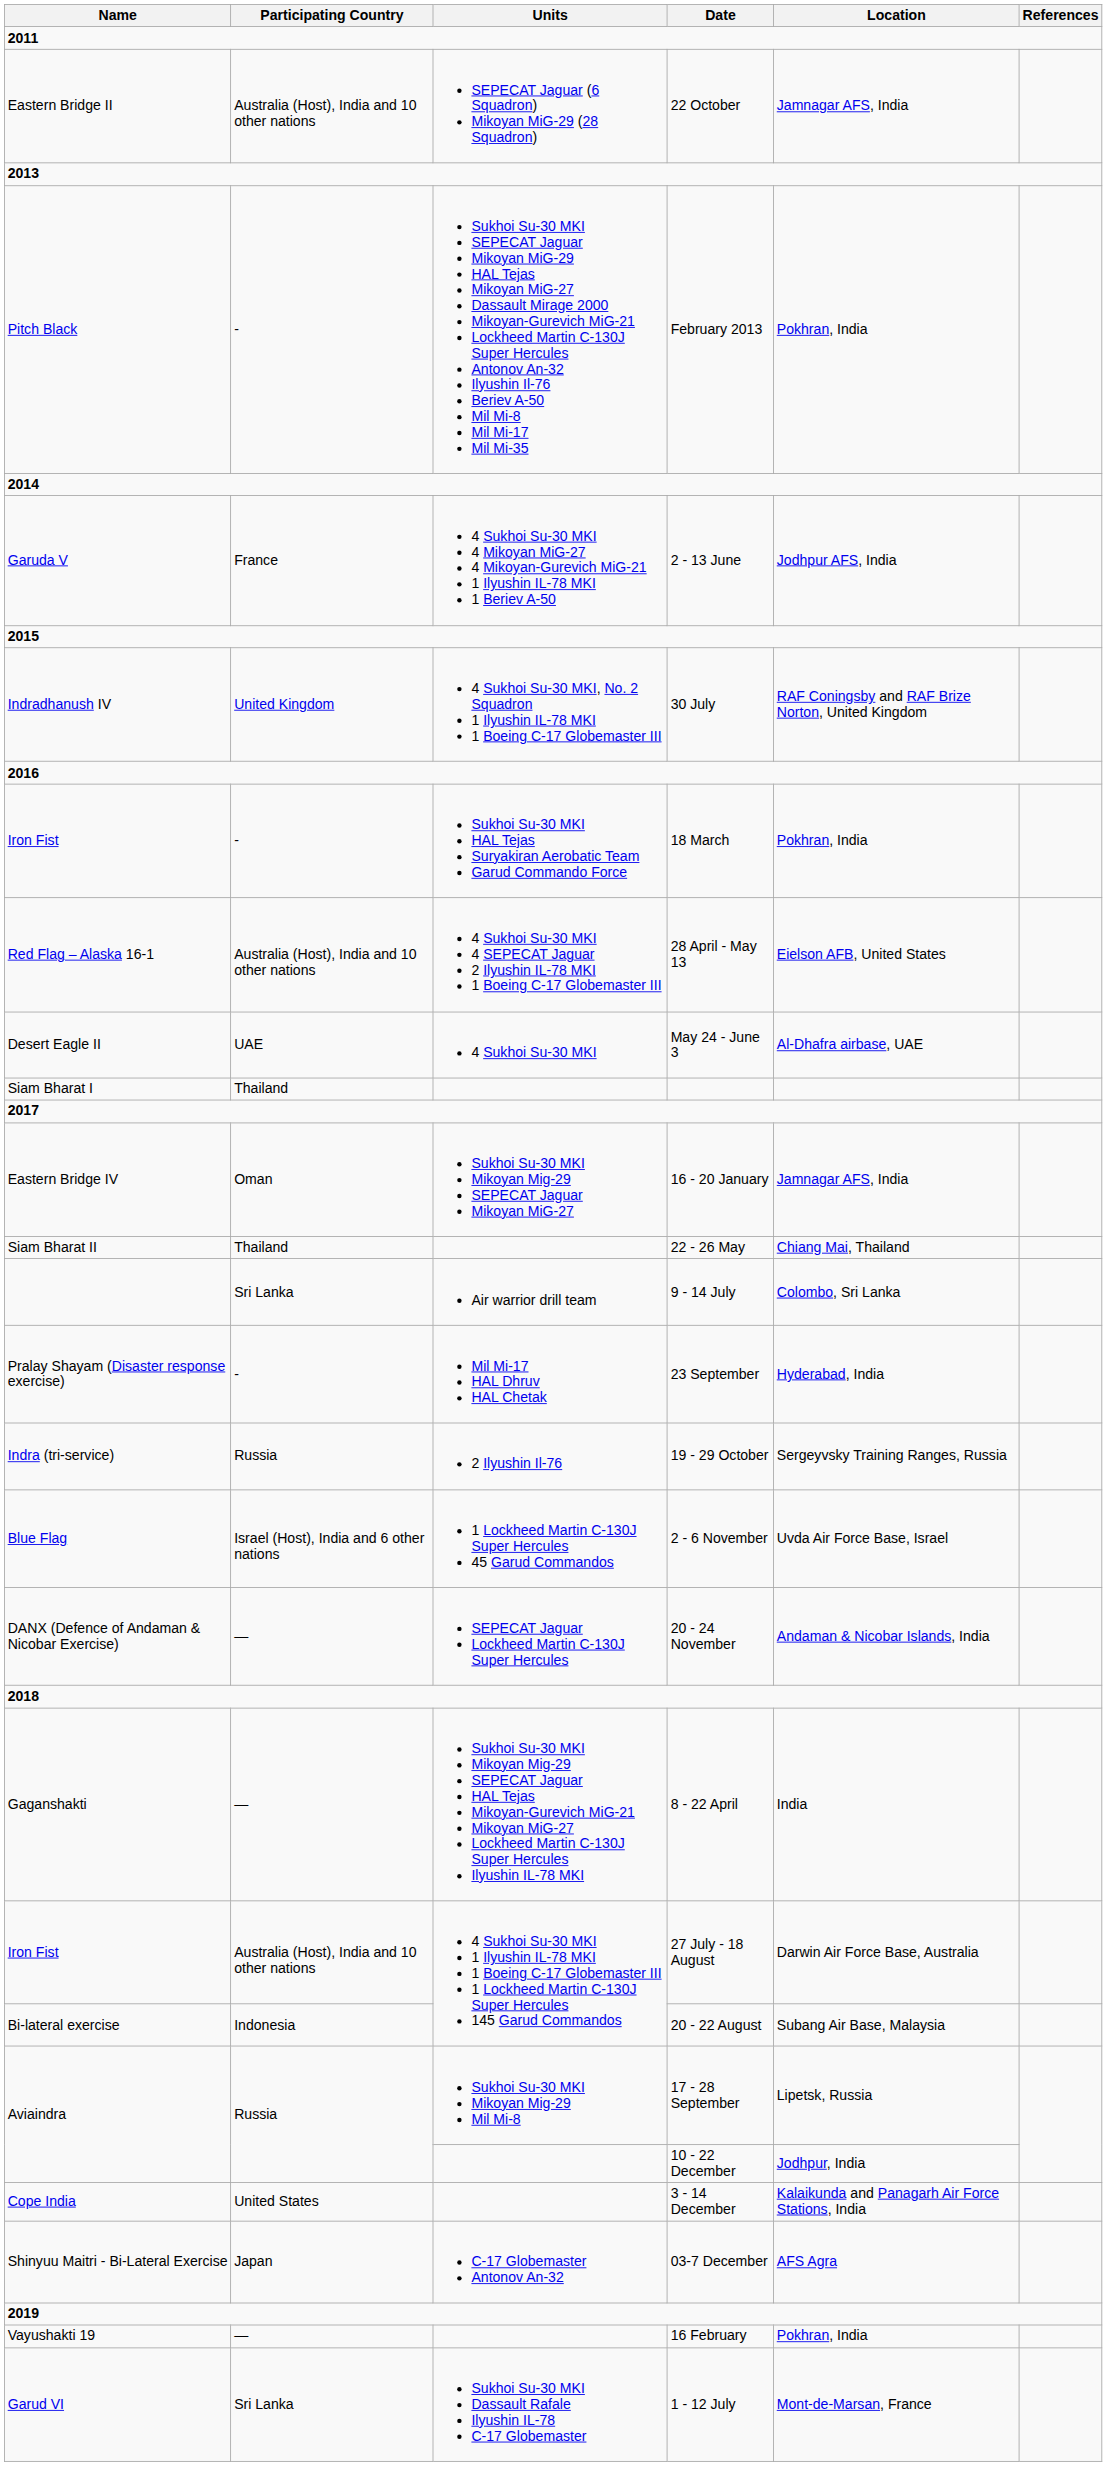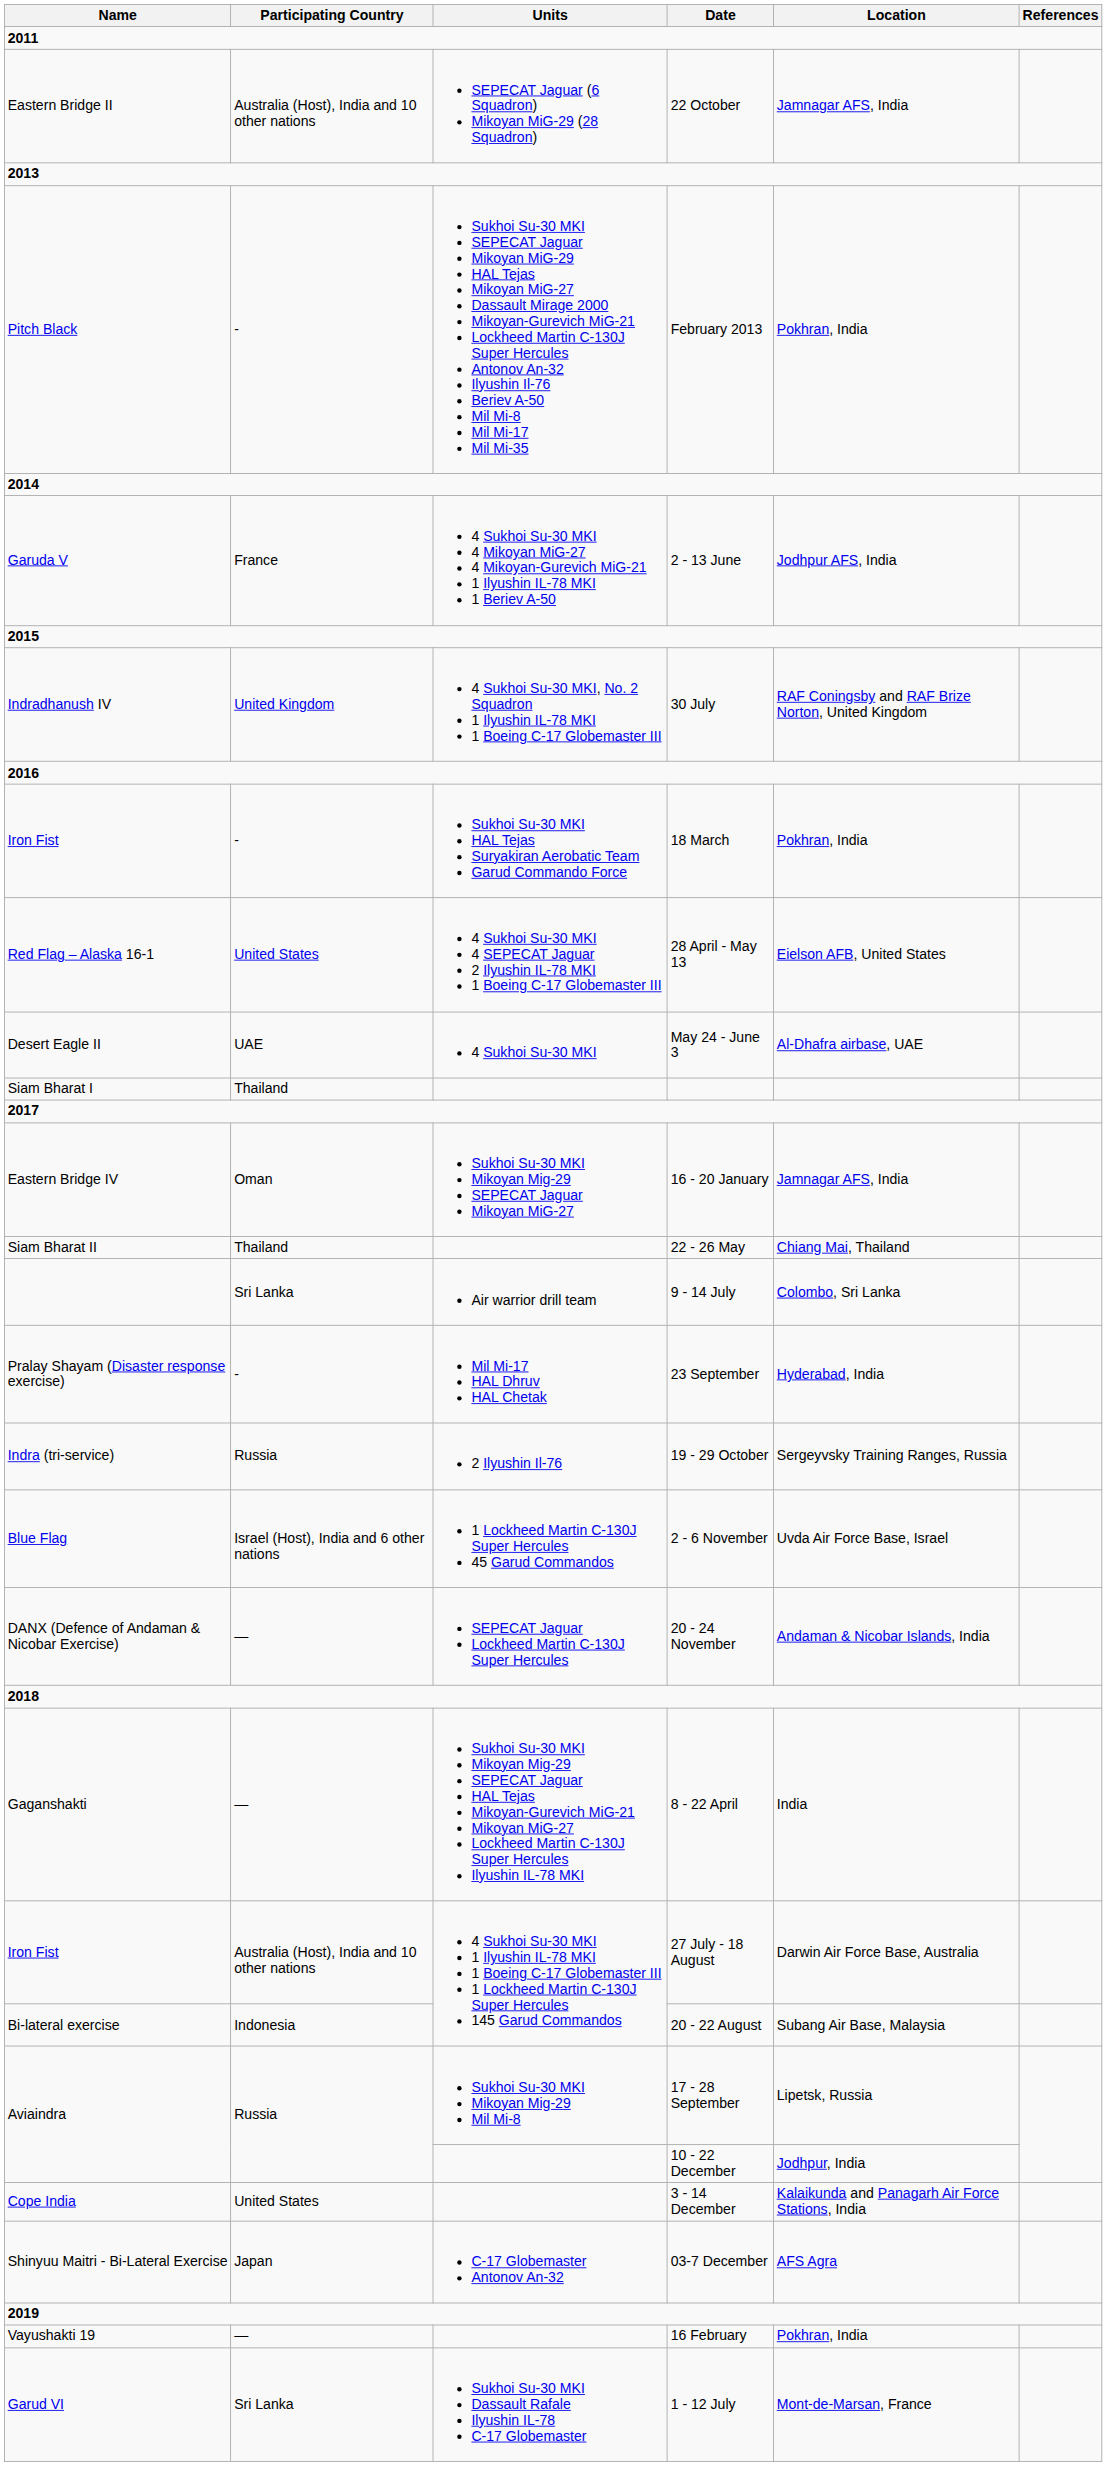(325, 962) Australia (Host), India and 10 other nations -> (276, 954) United States
